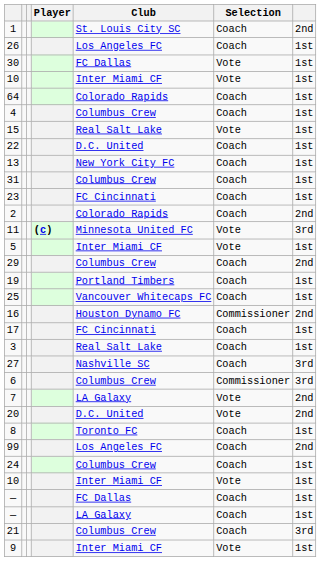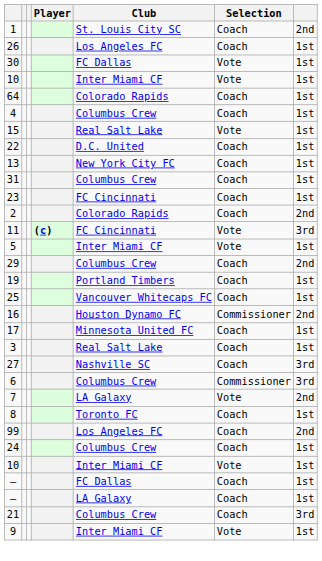(134, 230) Minnesota United FC -> (116, 230) FC Cincinnati
(116, 331) FC Cincinnati -> (135, 331) Minnesota United FC
- row: (13, 414)
